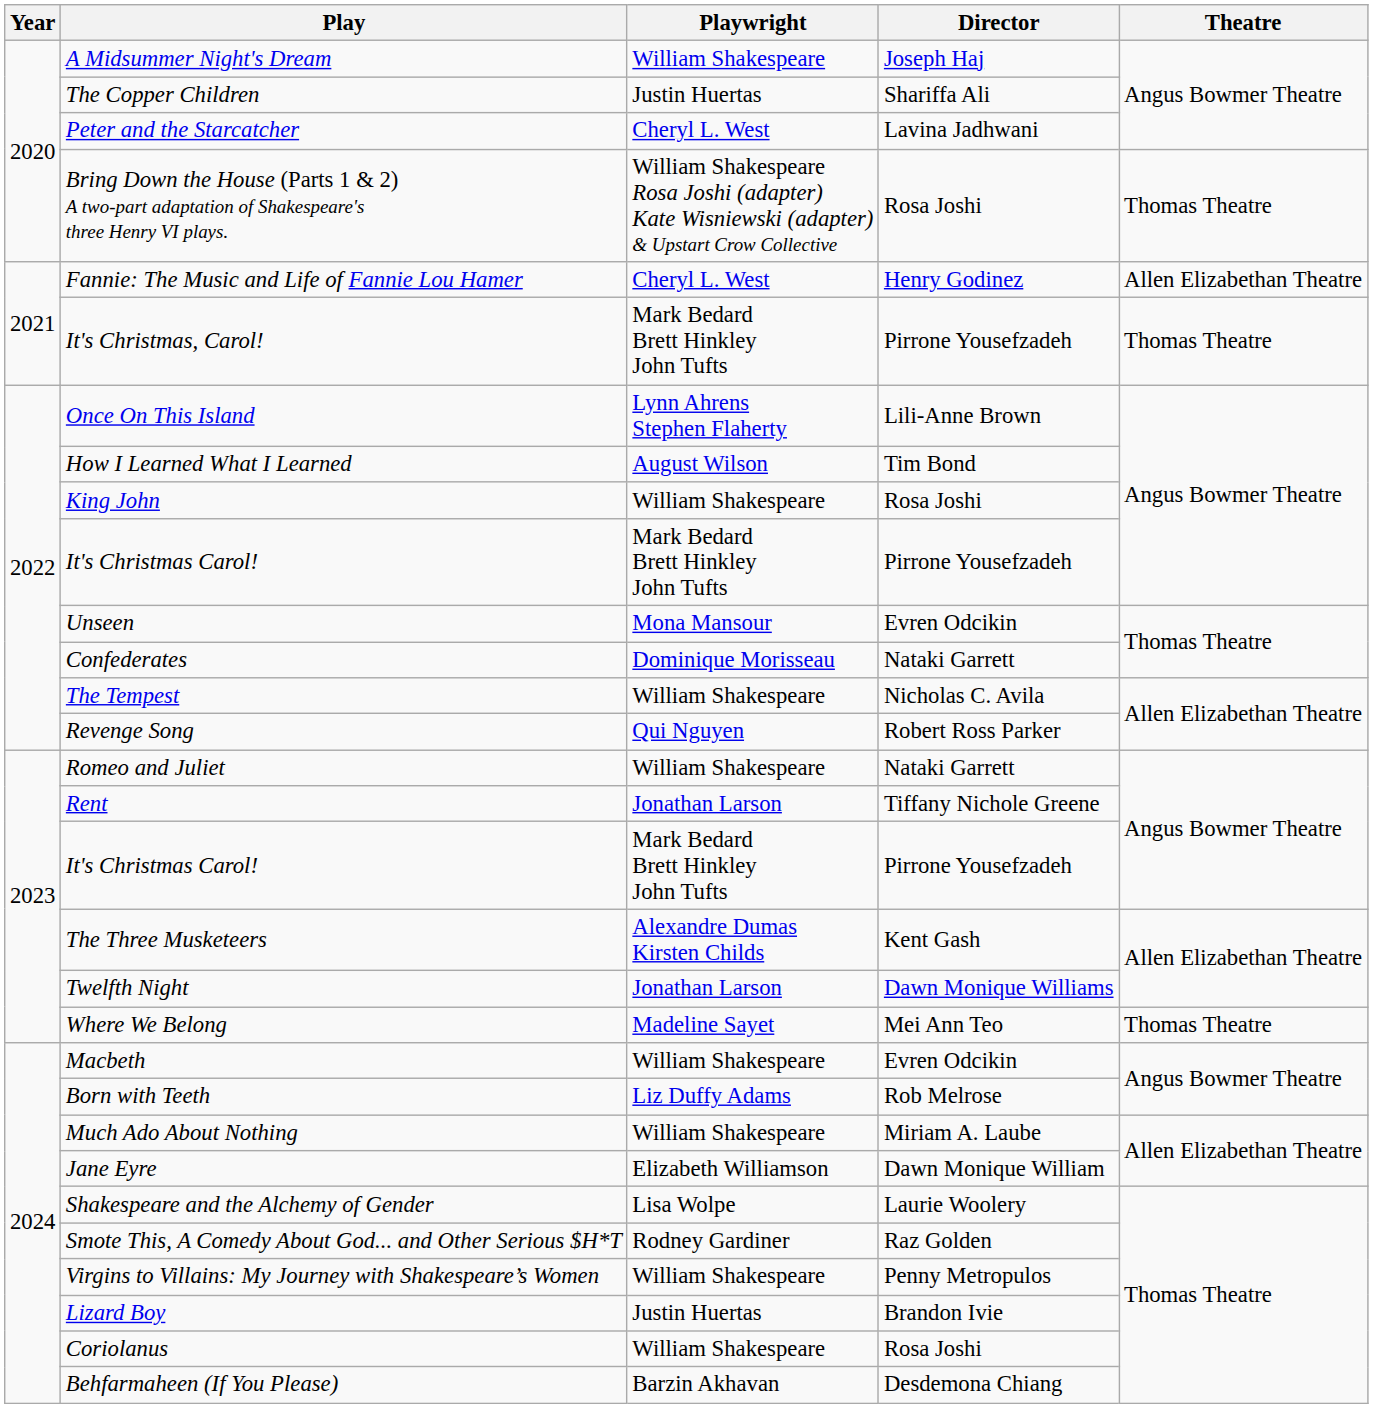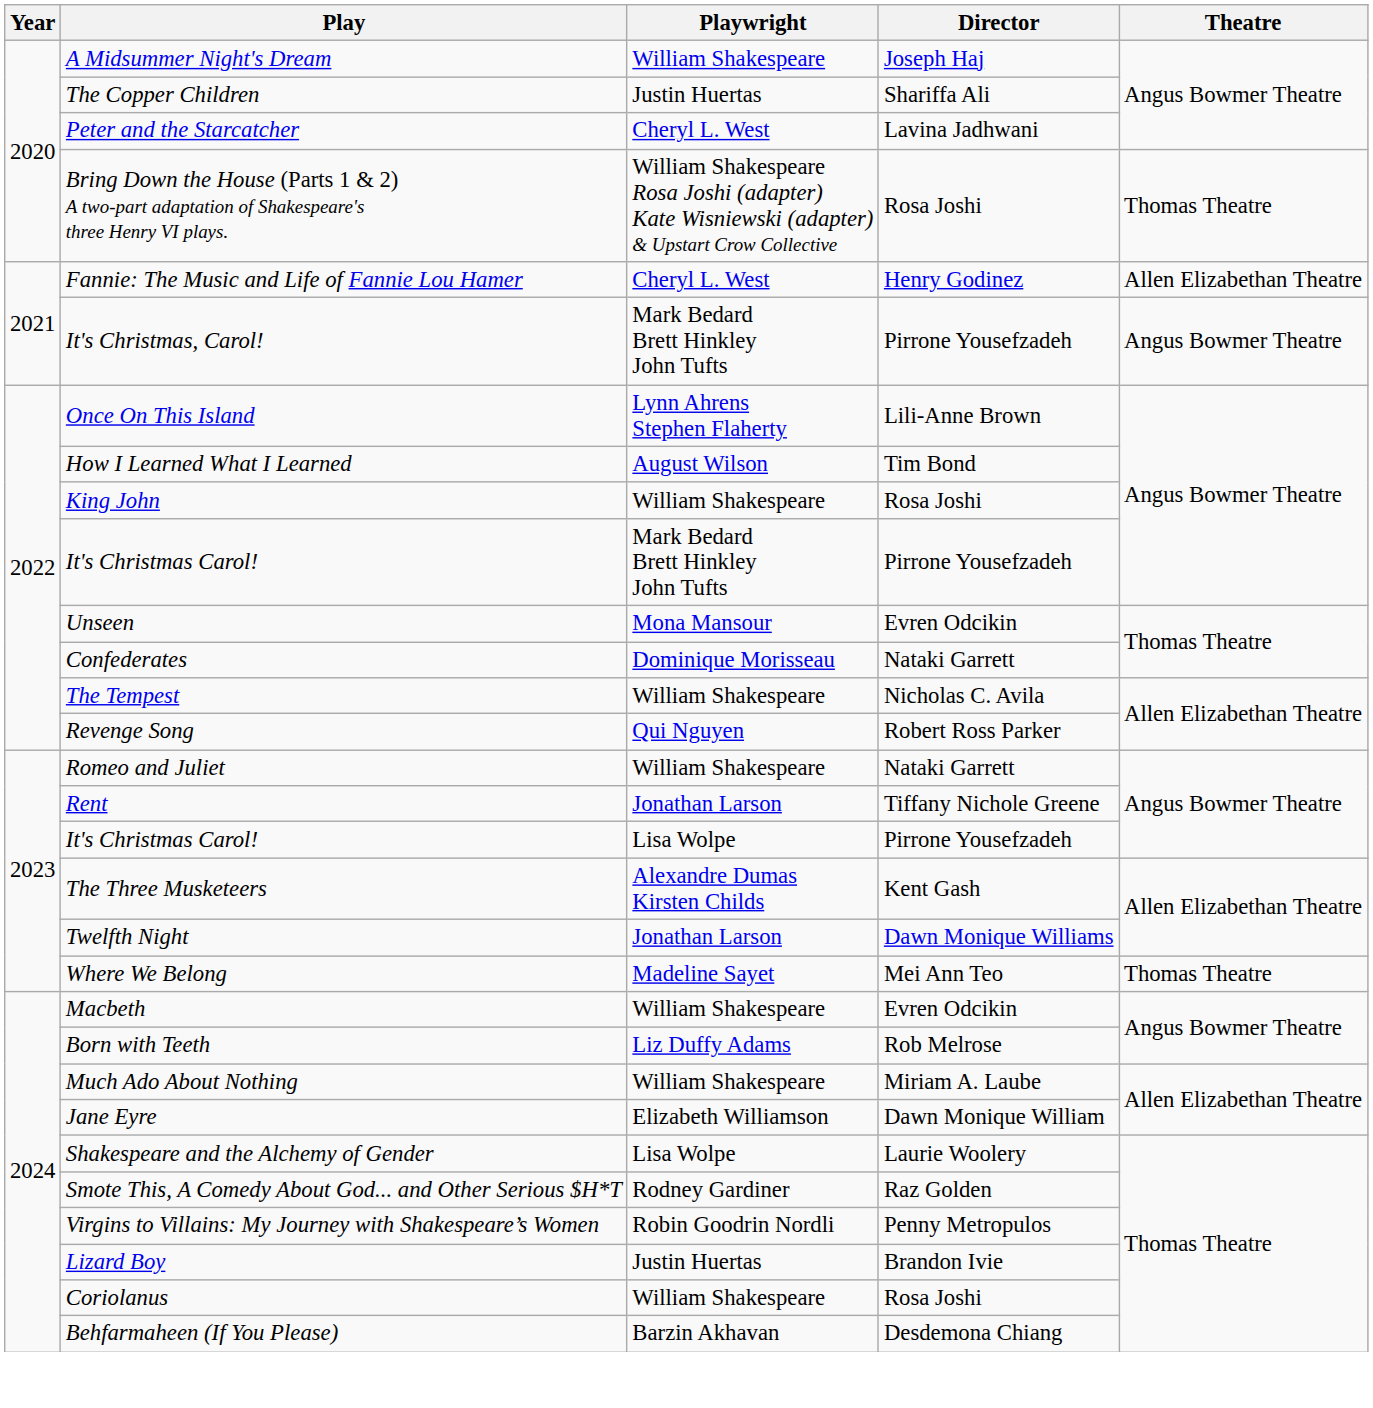(1198, 340) Thomas Theatre -> (1233, 340) Angus Bowmer Theatre
(695, 865) Mark Bedard Brett Hinkley John Tufts -> (684, 839) Lisa Wolpe
(729, 1276) William Shakespeare -> (733, 1225) Robin Goodrin Nordli
